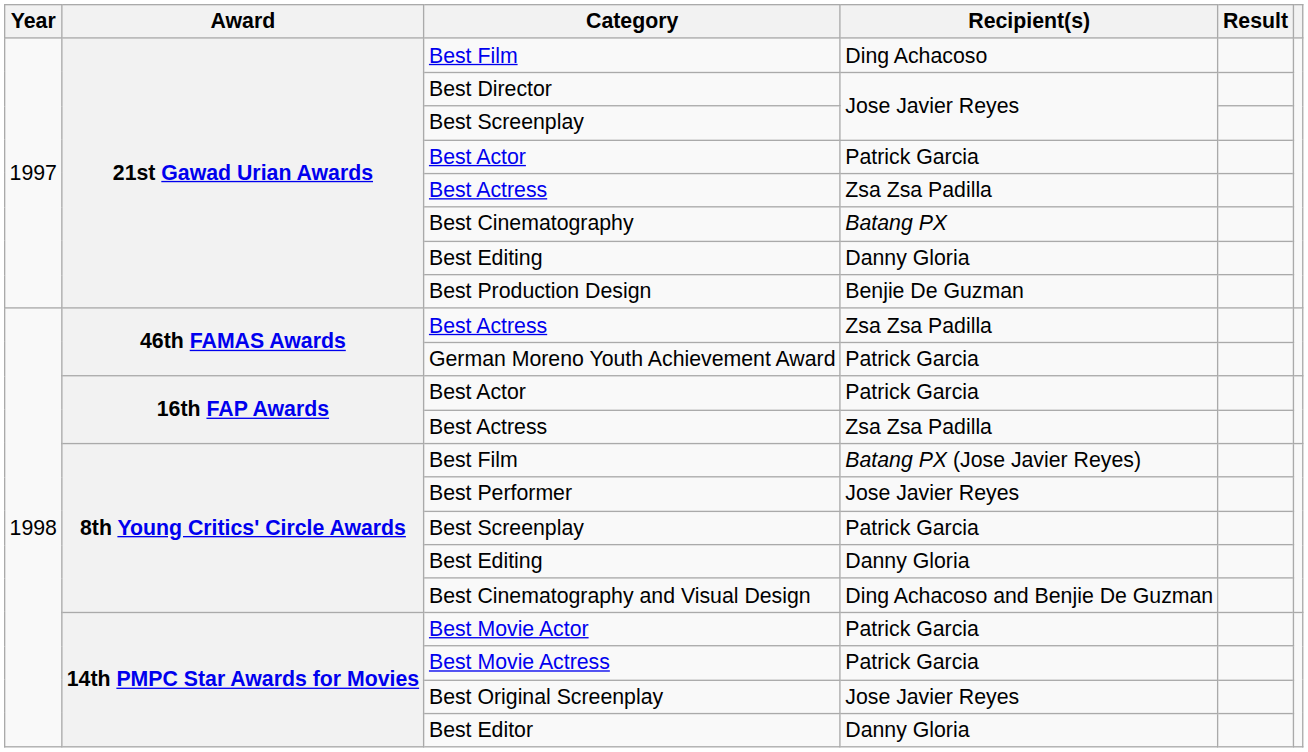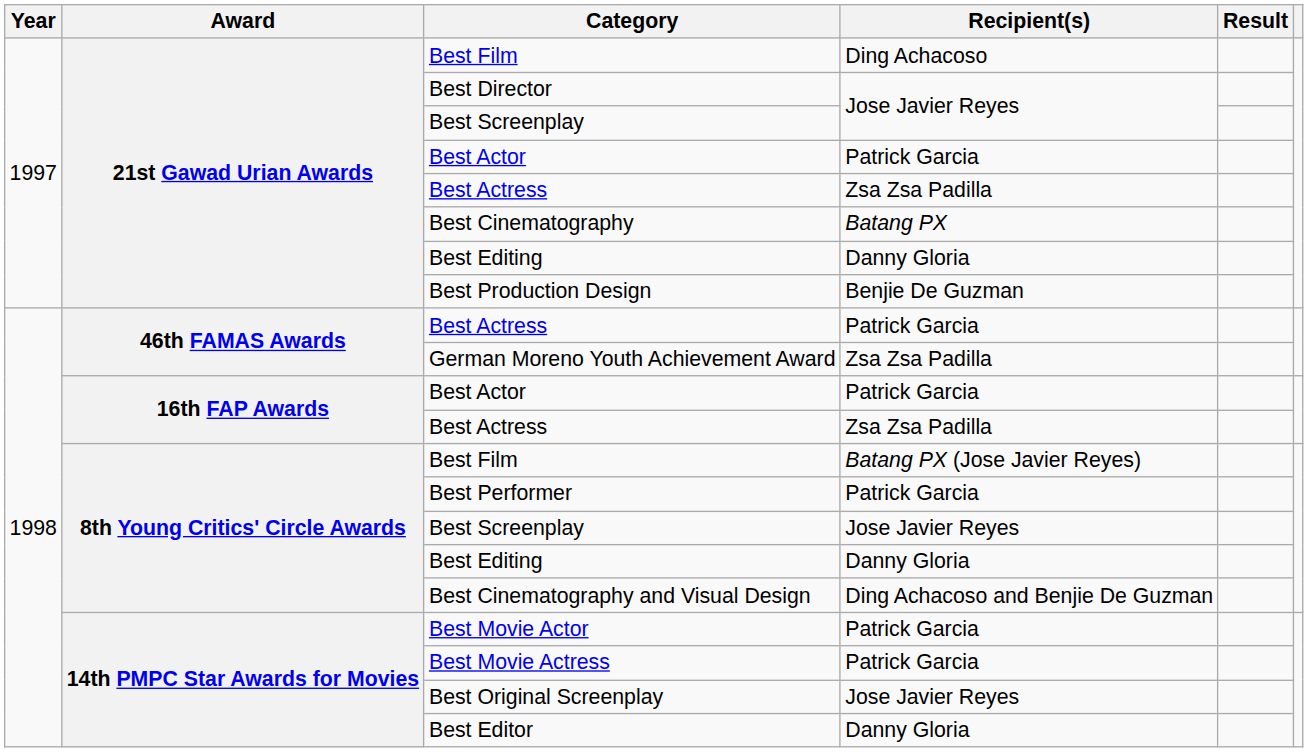(919, 325) Zsa Zsa Padilla -> (912, 325) Patrick Garcia
(912, 358) Patrick Garcia -> (919, 358) Zsa Zsa Padilla
(932, 493) Jose Javier Reyes -> (912, 493) Patrick Garcia
(912, 527) Patrick Garcia -> (932, 527) Jose Javier Reyes
